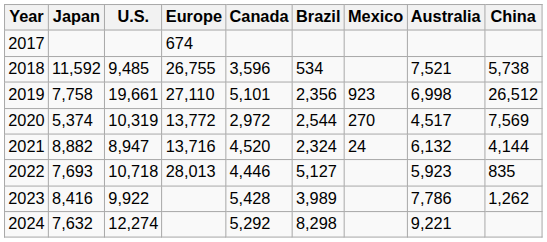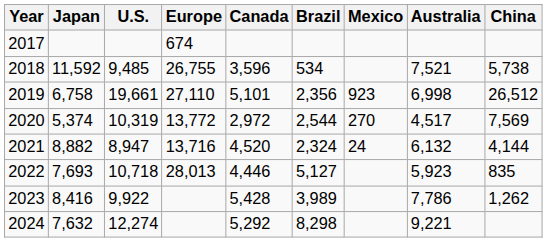(73, 95) 7,758 -> (73, 95) 6,758
